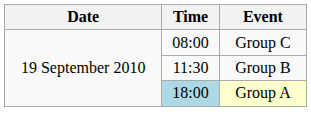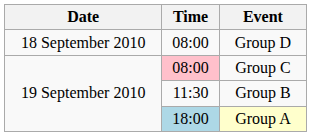+ row: (263, 42)
(191, 42) no background -> (191, 67) pink background
